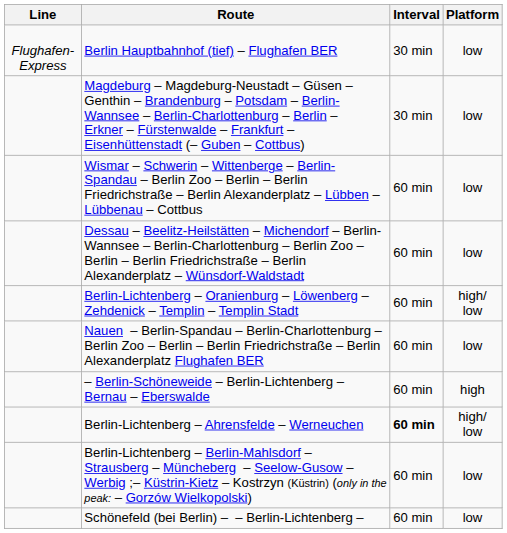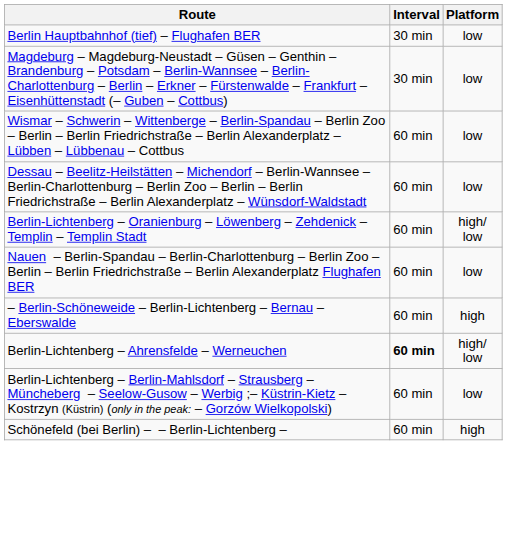- column: (43, 14)
(473, 518) low -> (473, 429) high
